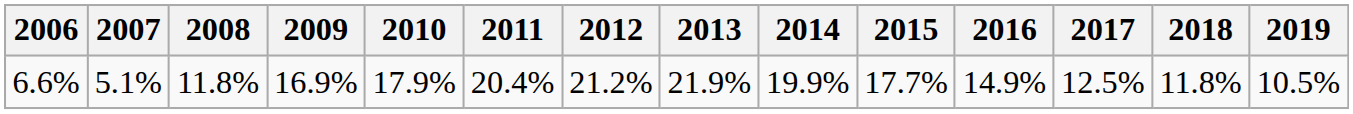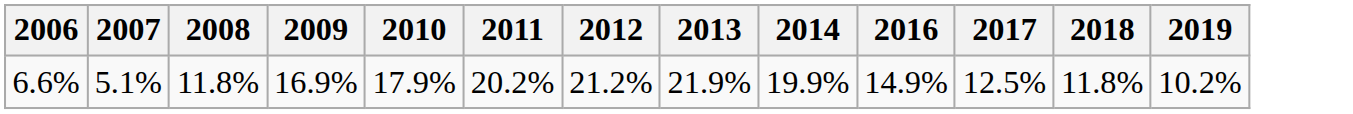- column: (906, 30)
(513, 81) 20.4% -> (513, 81) 20.2%
(1298, 81) 10.5% -> (1200, 81) 10.2%
